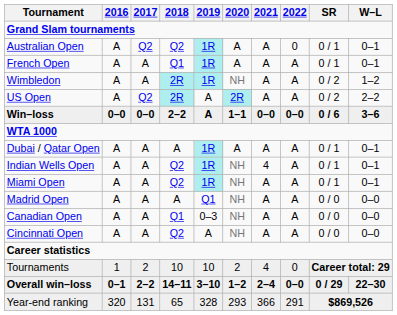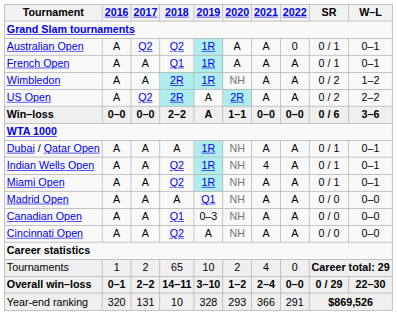(237, 149) A -> (237, 149) NH
(177, 268) 10 -> (177, 268) 65
(177, 302) 65 -> (177, 302) 10
